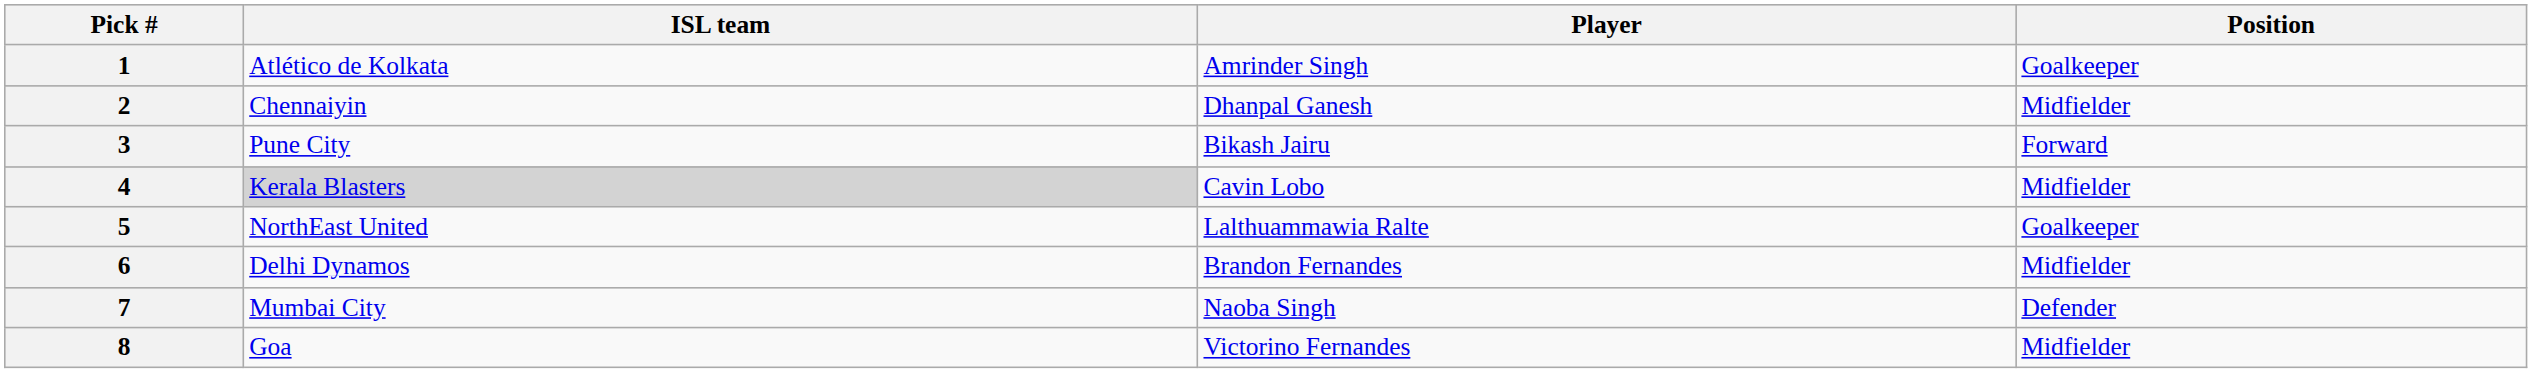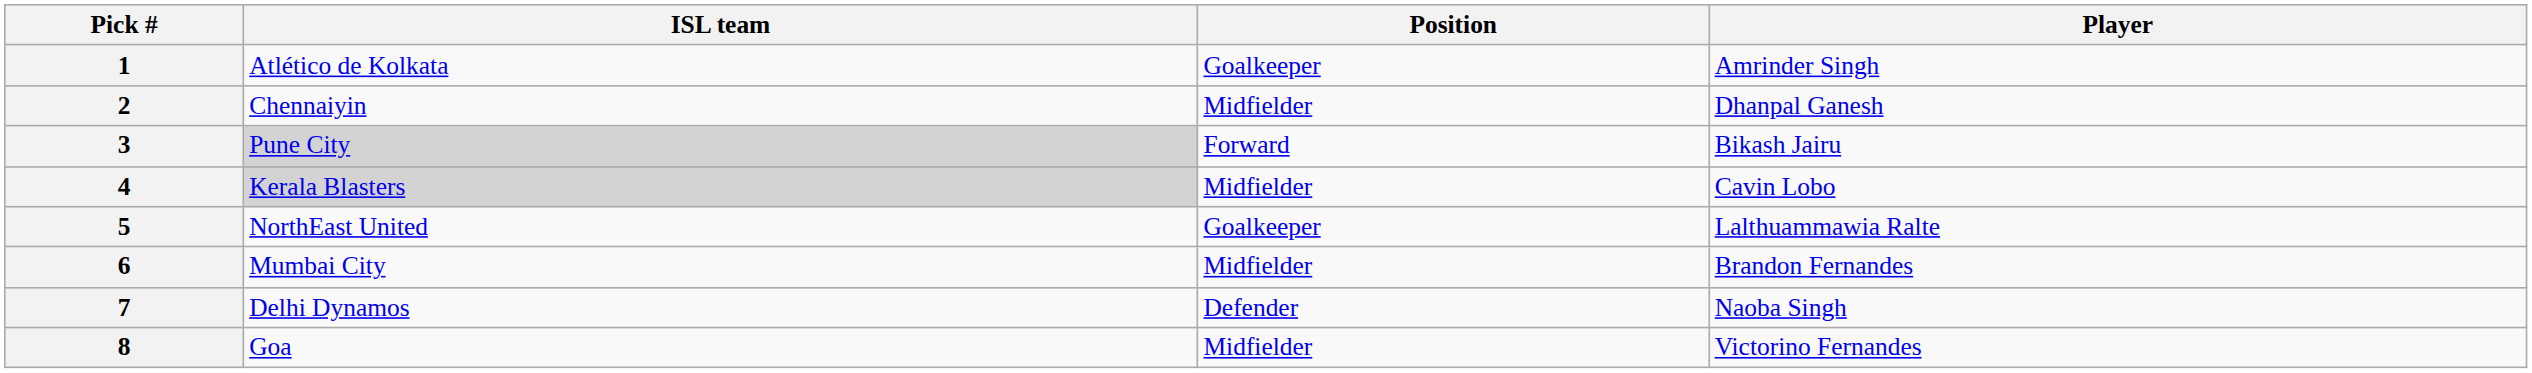columns swapped: (1607, 24) <-> (2271, 24)
(300, 145) no background -> (300, 145) lightgrey background
(329, 266) Delhi Dynamos -> (317, 266) Mumbai City
(317, 307) Mumbai City -> (329, 307) Delhi Dynamos
